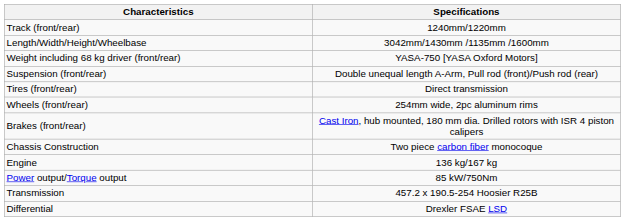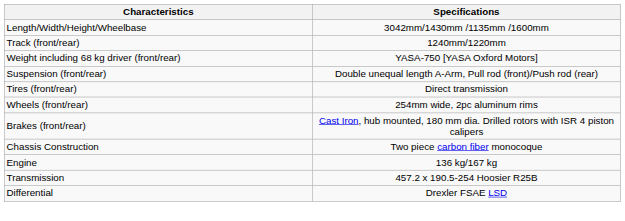rows swapped: (77, 43) <-> (43, 27)
- row: (67, 178)
